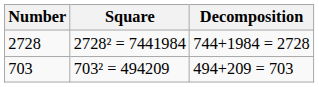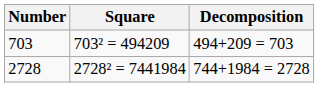rows swapped: (21, 69) <-> (25, 43)
